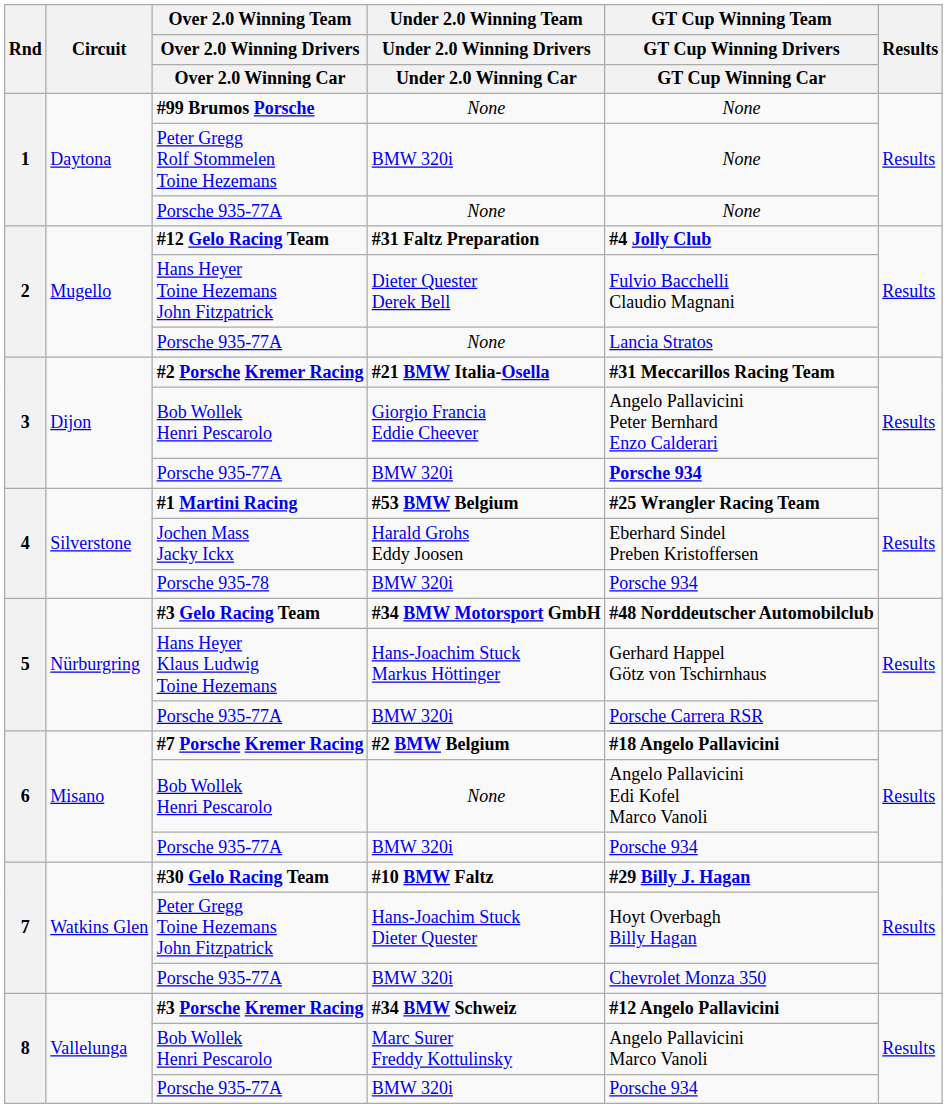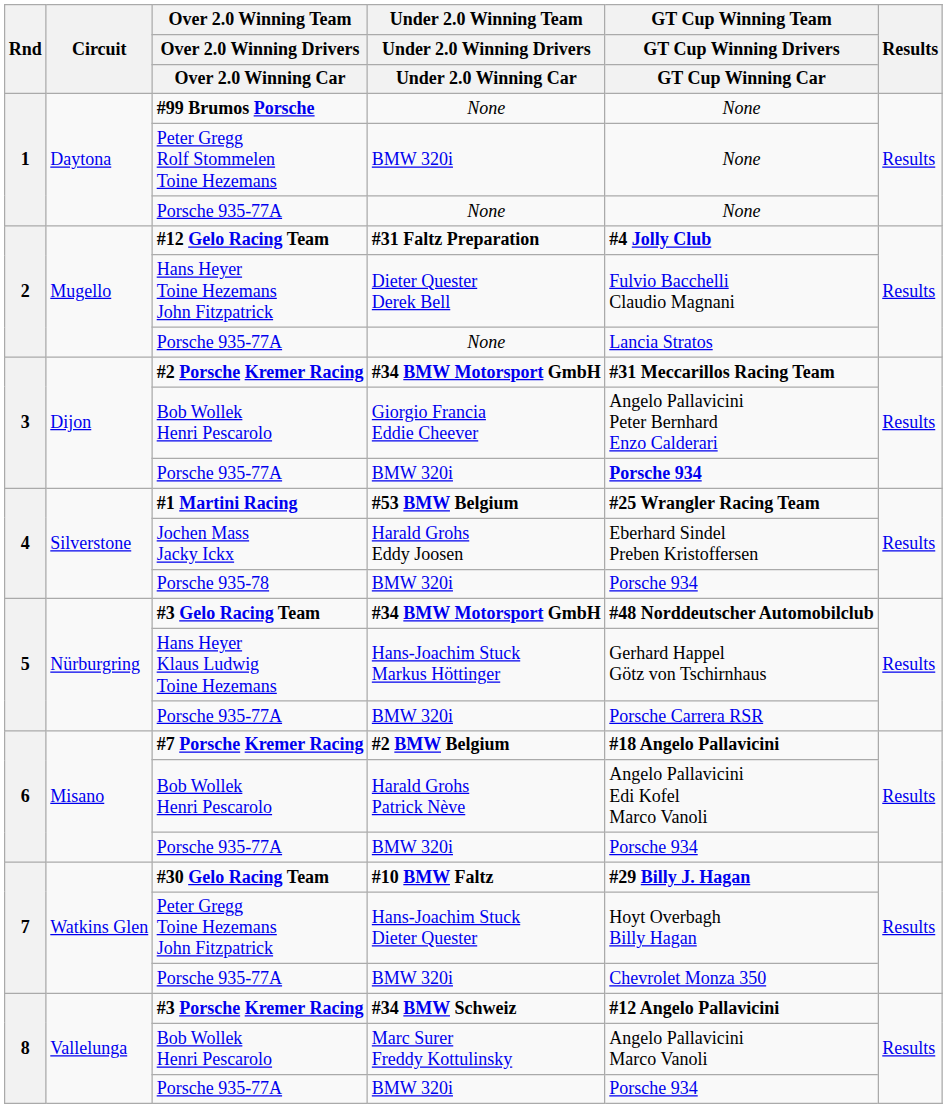(461, 371) #21 BMW Italia-Osella -> (486, 371) #34 BMW Motorsport GmbH
(486, 796) None -> (421, 796) Harald Grohs Patrick Nève
